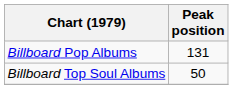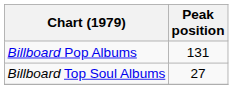(198, 73) 50 -> (198, 73) 27
